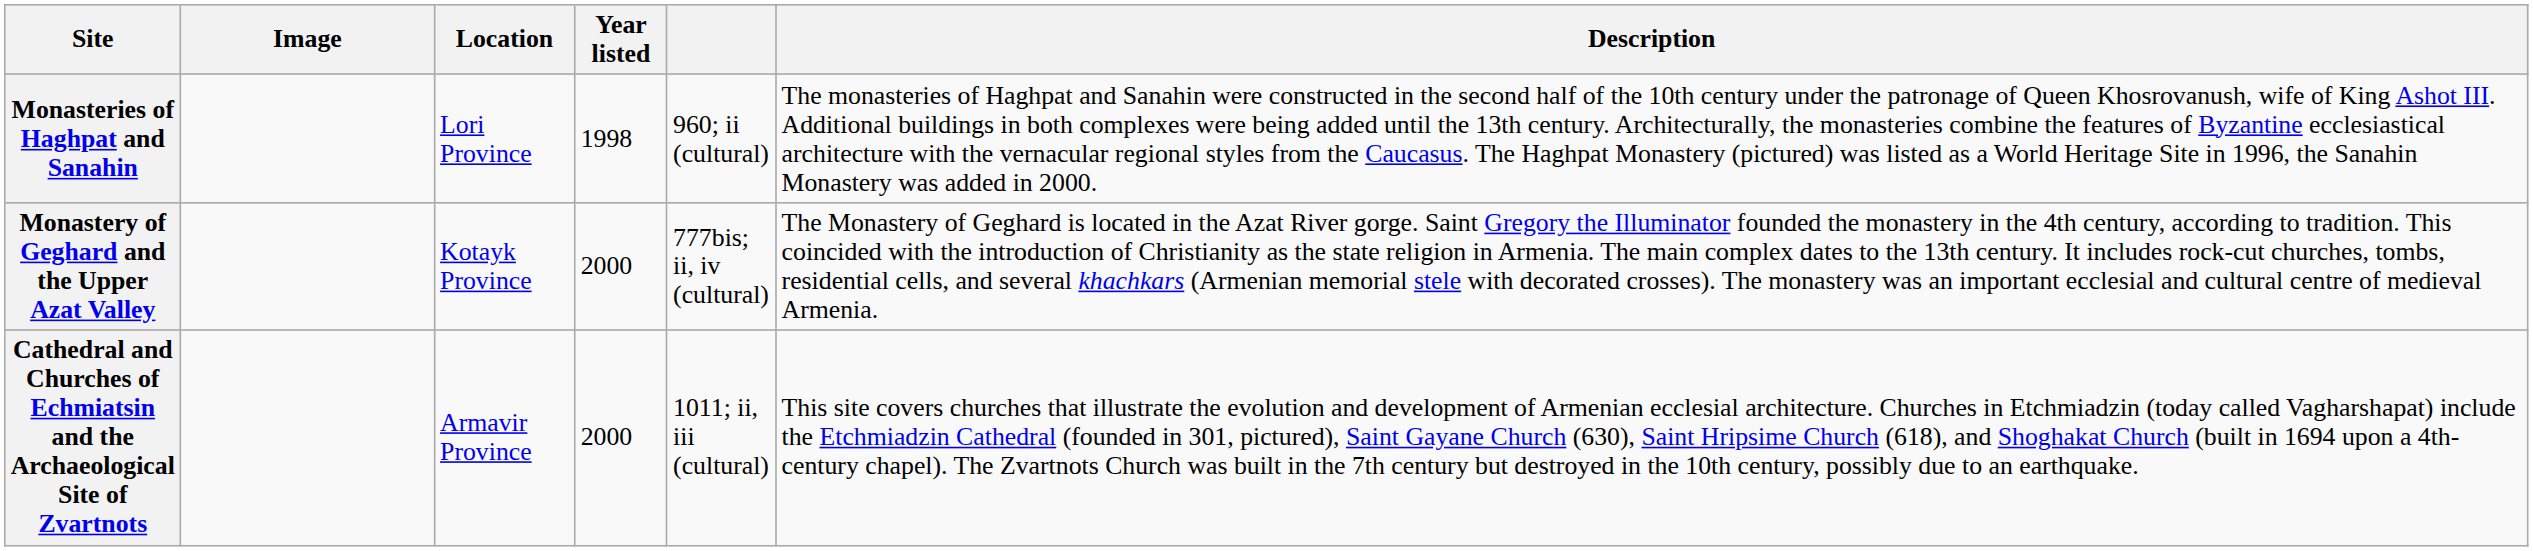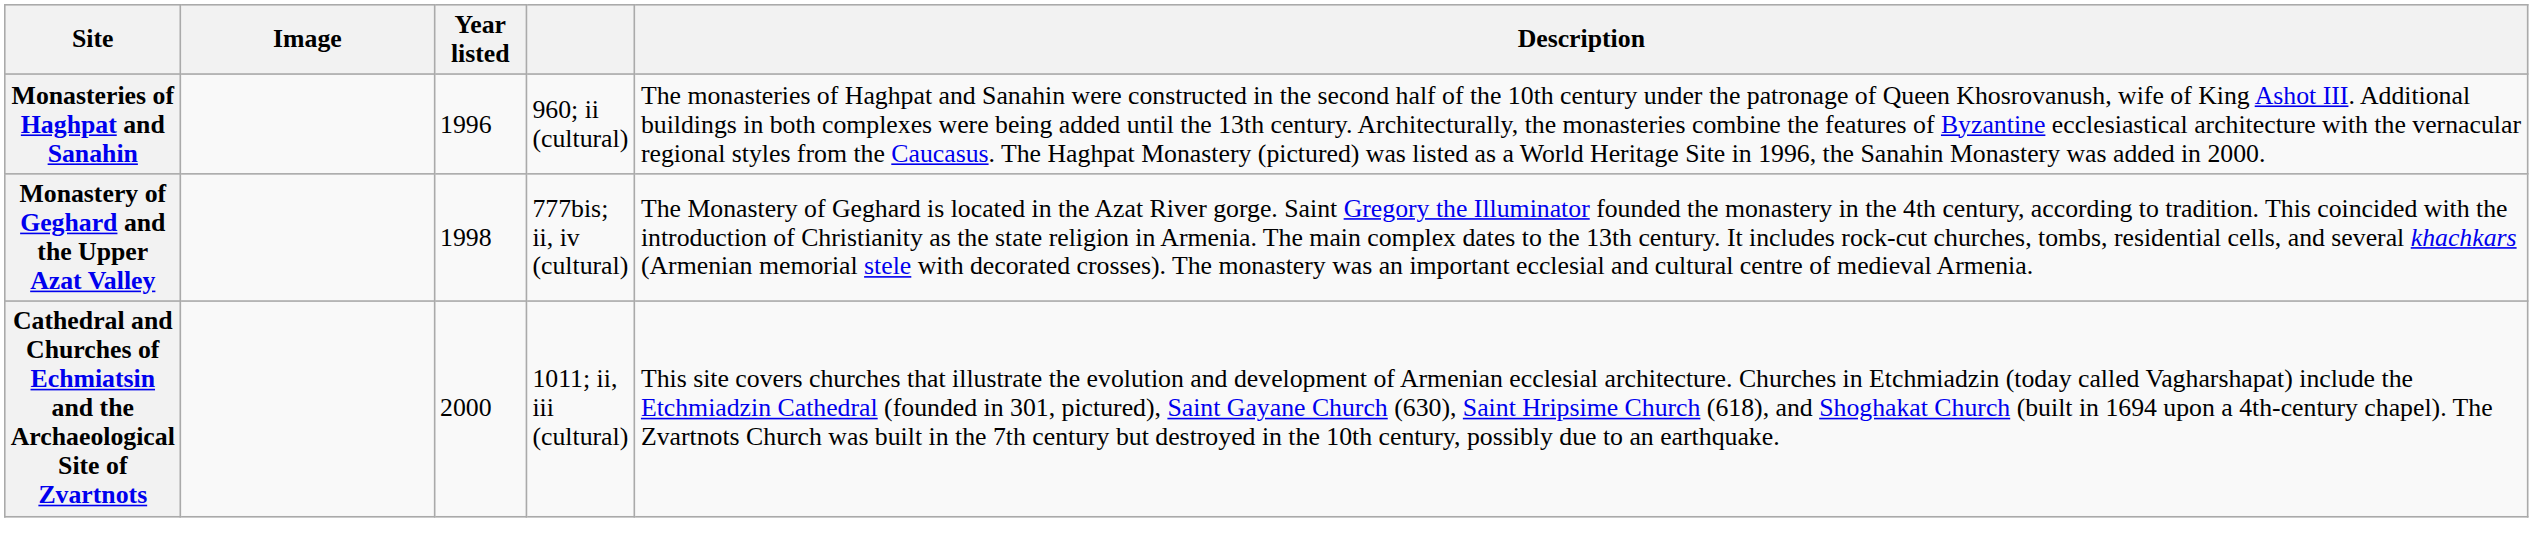- column: (504, 39)
(606, 138) 1998 -> (466, 123) 1996
(606, 266) 2000 -> (466, 237) 1998
